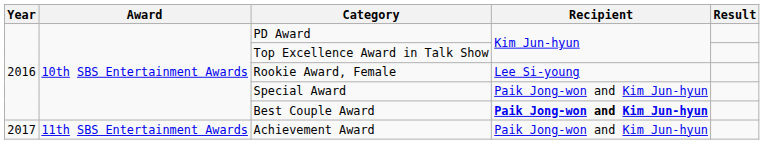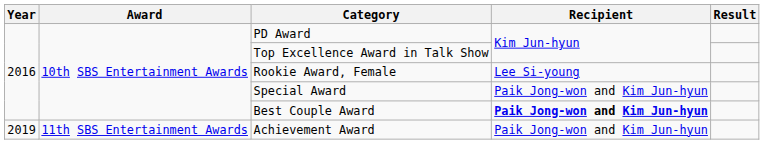(22, 130) 2017 -> (22, 130) 2019
